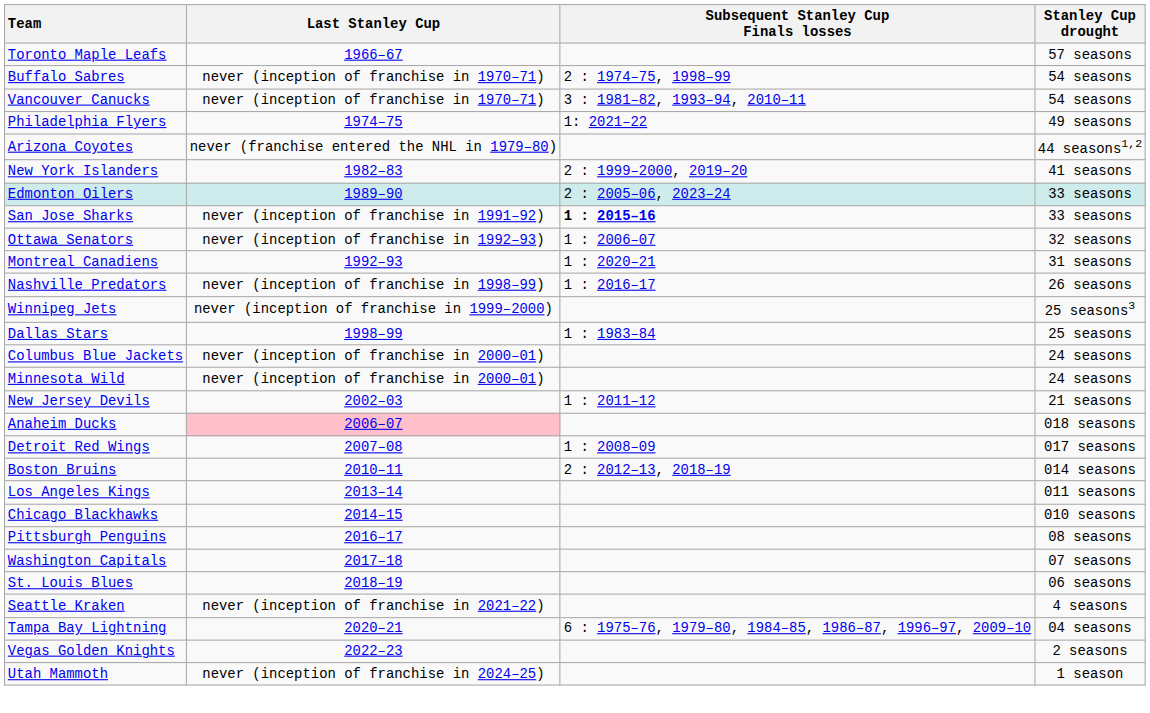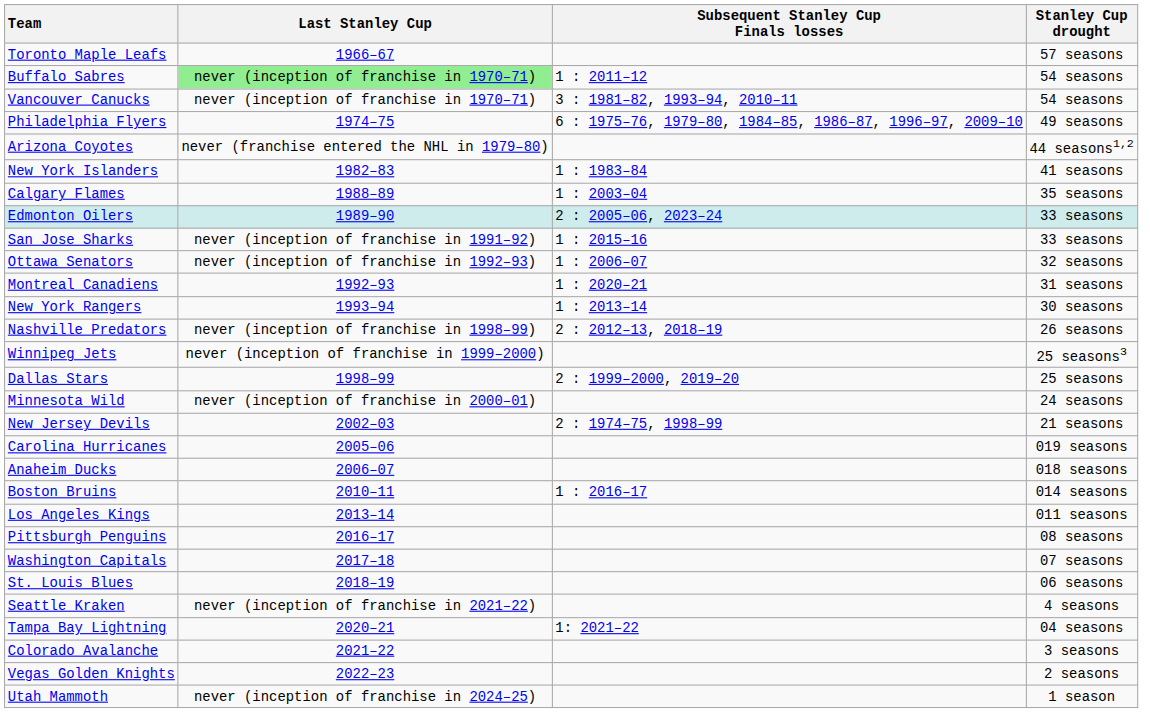(373, 77) no background -> (365, 77) lightgreen background
(647, 77) 2 : 1974–75, 1998–99 -> (601, 77) 1 : 2011–12
(605, 123) 1: 2021–22 -> (789, 123) 6 : 1975–76, 1979–80, 1984–85, 1986–87, 1996–97, 2009–10
(656, 172) 2 : 1999–2000, 2019–20 -> (601, 172) 1 : 1983–84
+ row: (66, 194)
(610, 217) bold -> (601, 240) normal
+ row: (75, 308)
(610, 285) 1 : 2016–17 -> (639, 330) 2 : 2012–13, 2018–19
(610, 334) 1 : 1983–84 -> (647, 379) 2 : 1999–2000, 2019–20
- row: (95, 356)
(610, 402) 1 : 2011–12 -> (639, 424) 2 : 1974–75, 1998–99
+ row: (87, 447)
(373, 424) pink background -> (365, 470) no background
- row: (79, 447)
(647, 470) 2 : 2012–13, 2018–19 -> (601, 492) 1 : 2016–17
- row: (83, 515)
(797, 628) 6 : 1975–76, 1979–80, 1984–85, 1986–87, 1996–97, 2009–10 -> (597, 628) 1: 2021–22
+ row: (83, 651)
